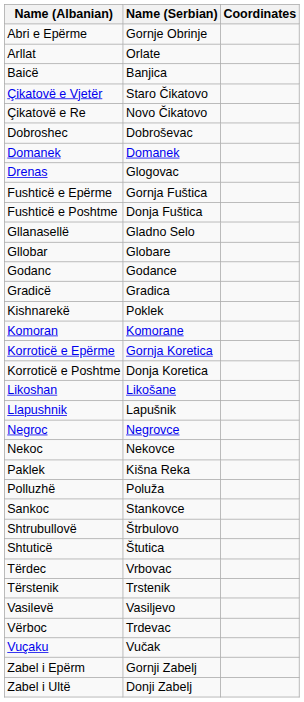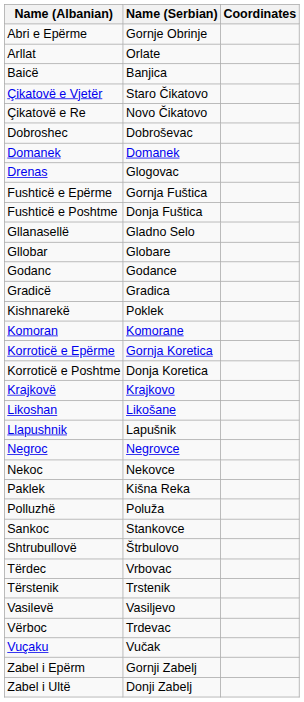+ row: (32, 390)
- row: (30, 548)
